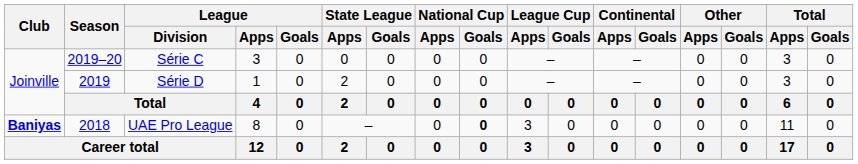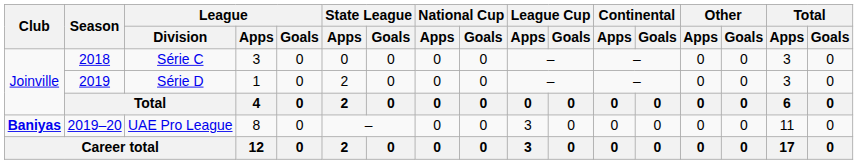(95, 59) 2019–20 -> (95, 59) 2018
(95, 125) 2018 -> (95, 125) 2019–20
(483, 125) bold -> (483, 125) normal
